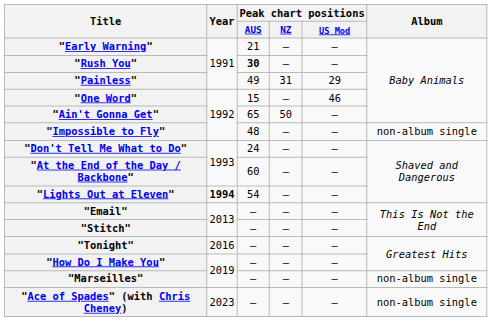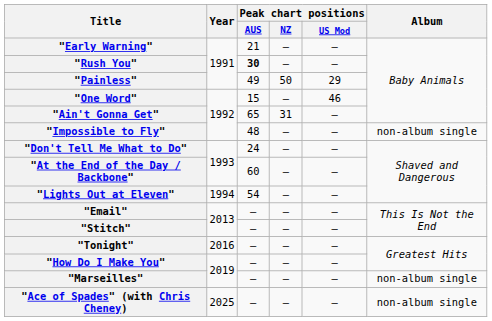(286, 81) 31 -> (286, 81) 50
(286, 115) 50 -> (286, 115) 31
(222, 194) bold -> (222, 194) normal
(222, 302) 2023 -> (222, 302) 2025
